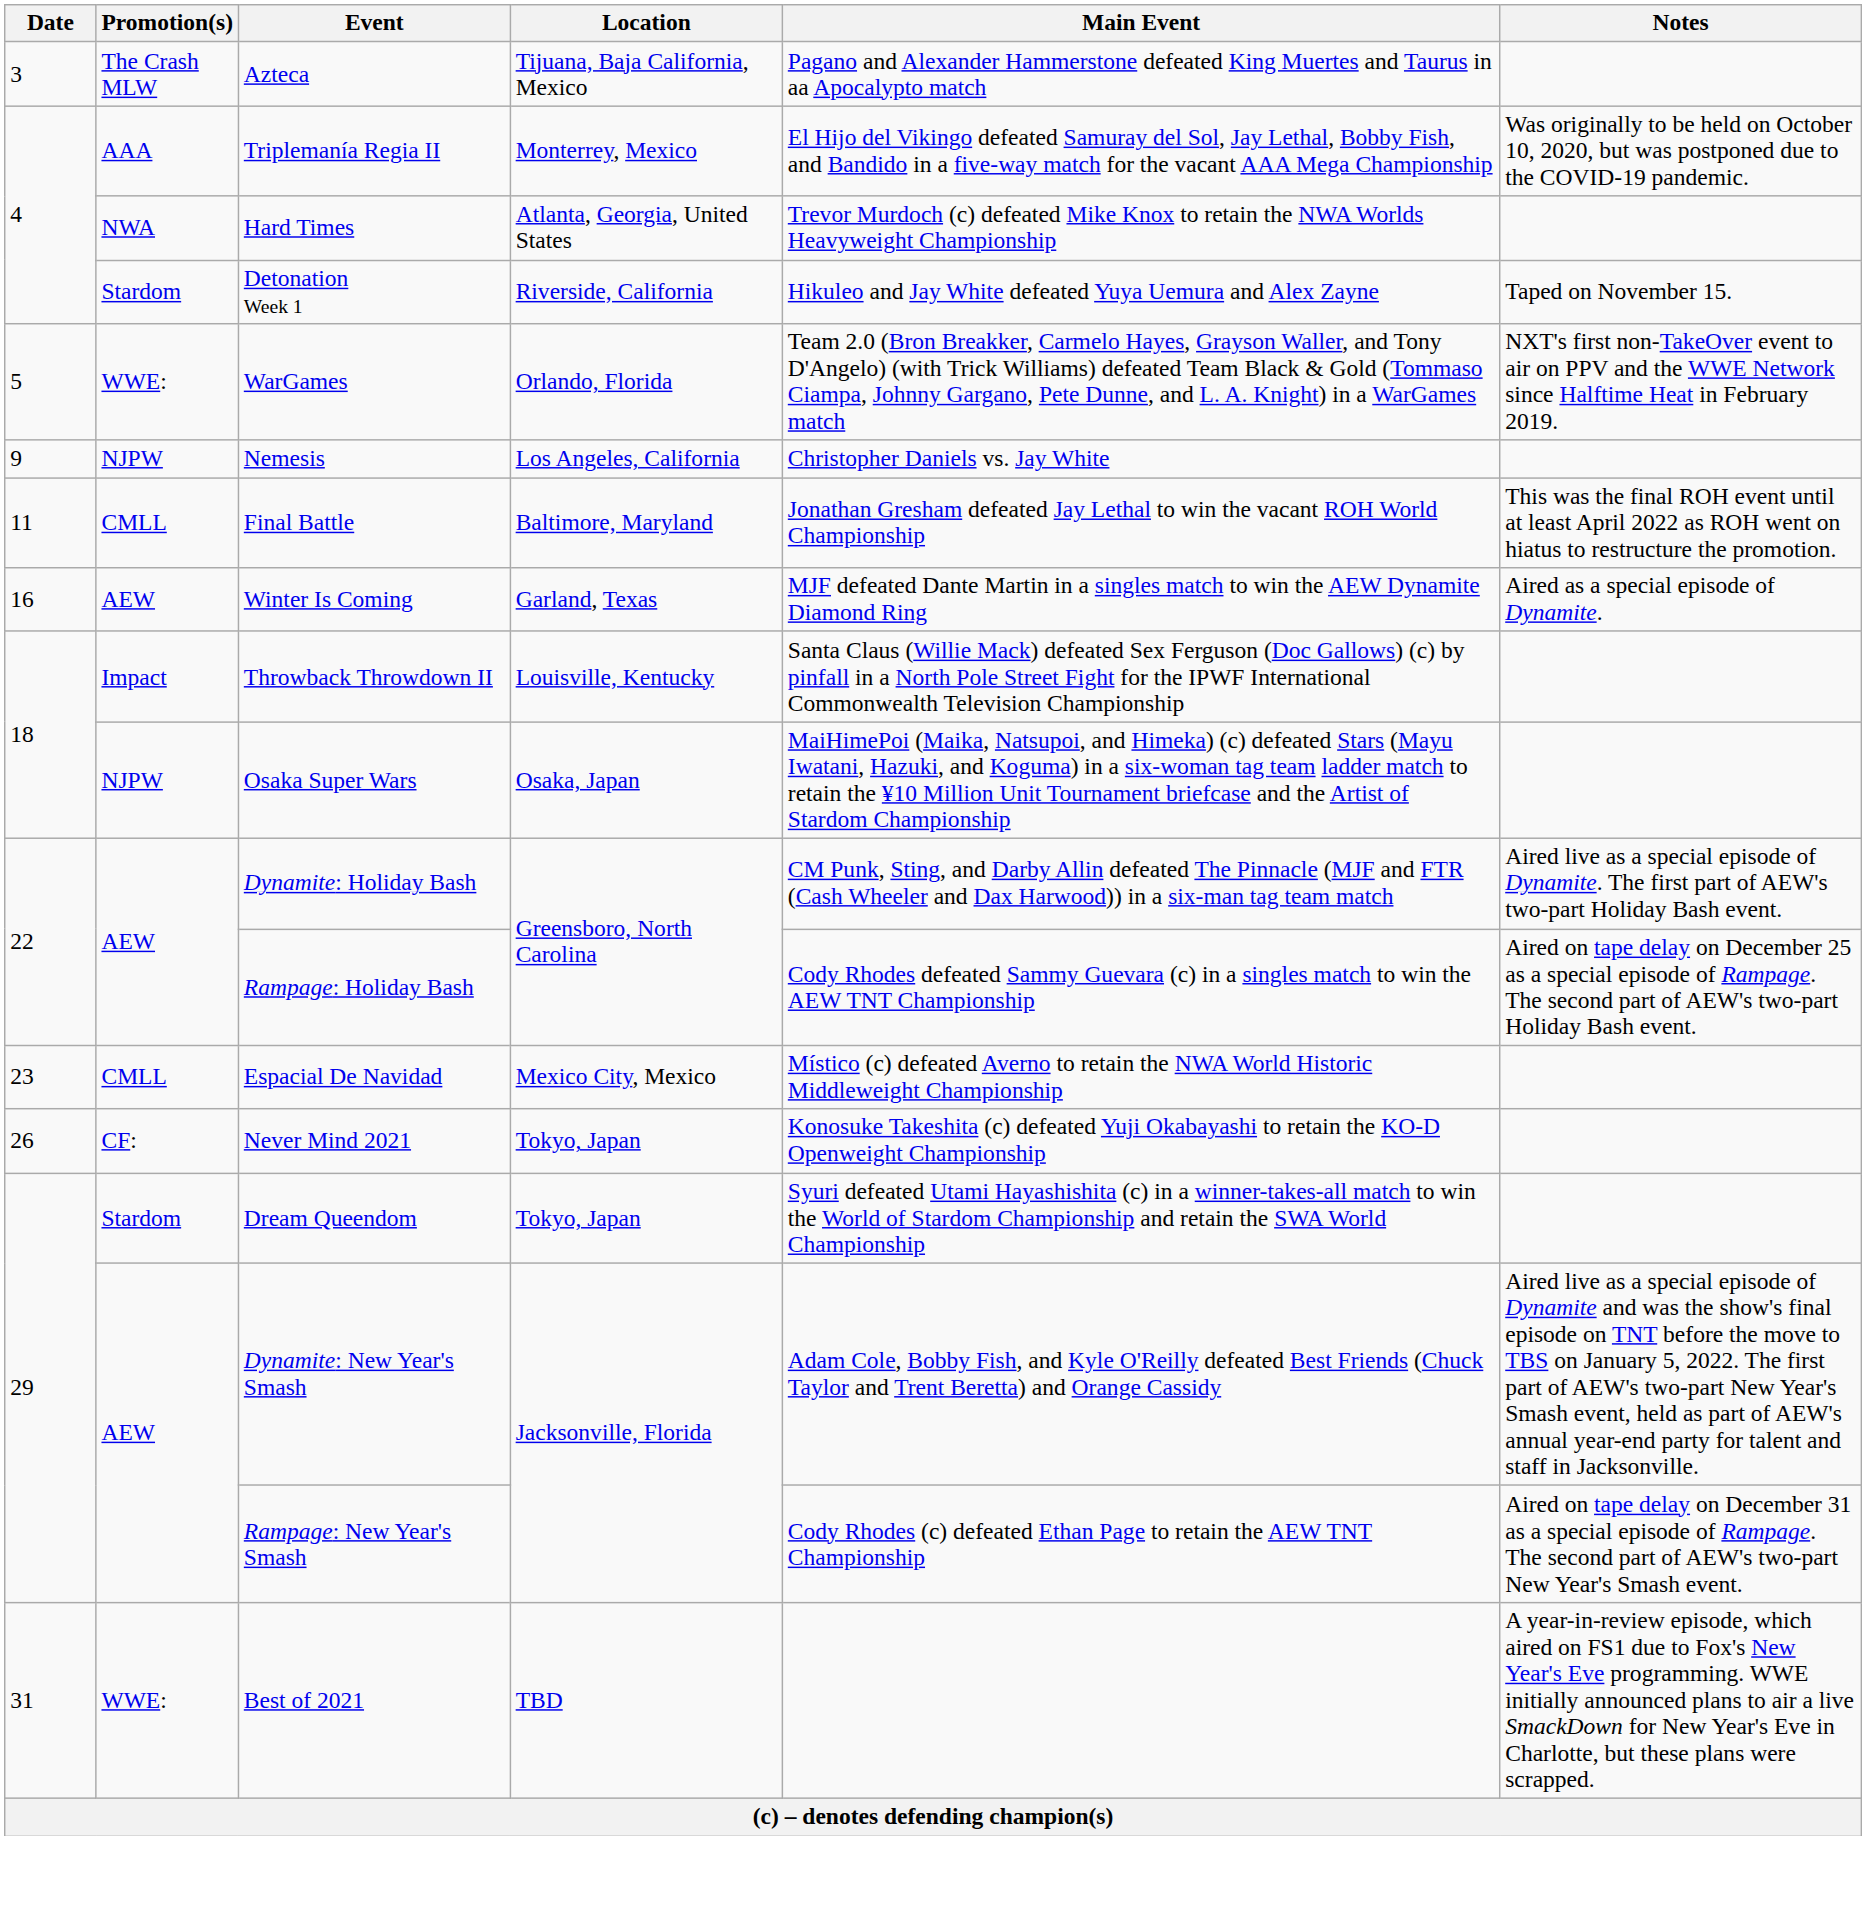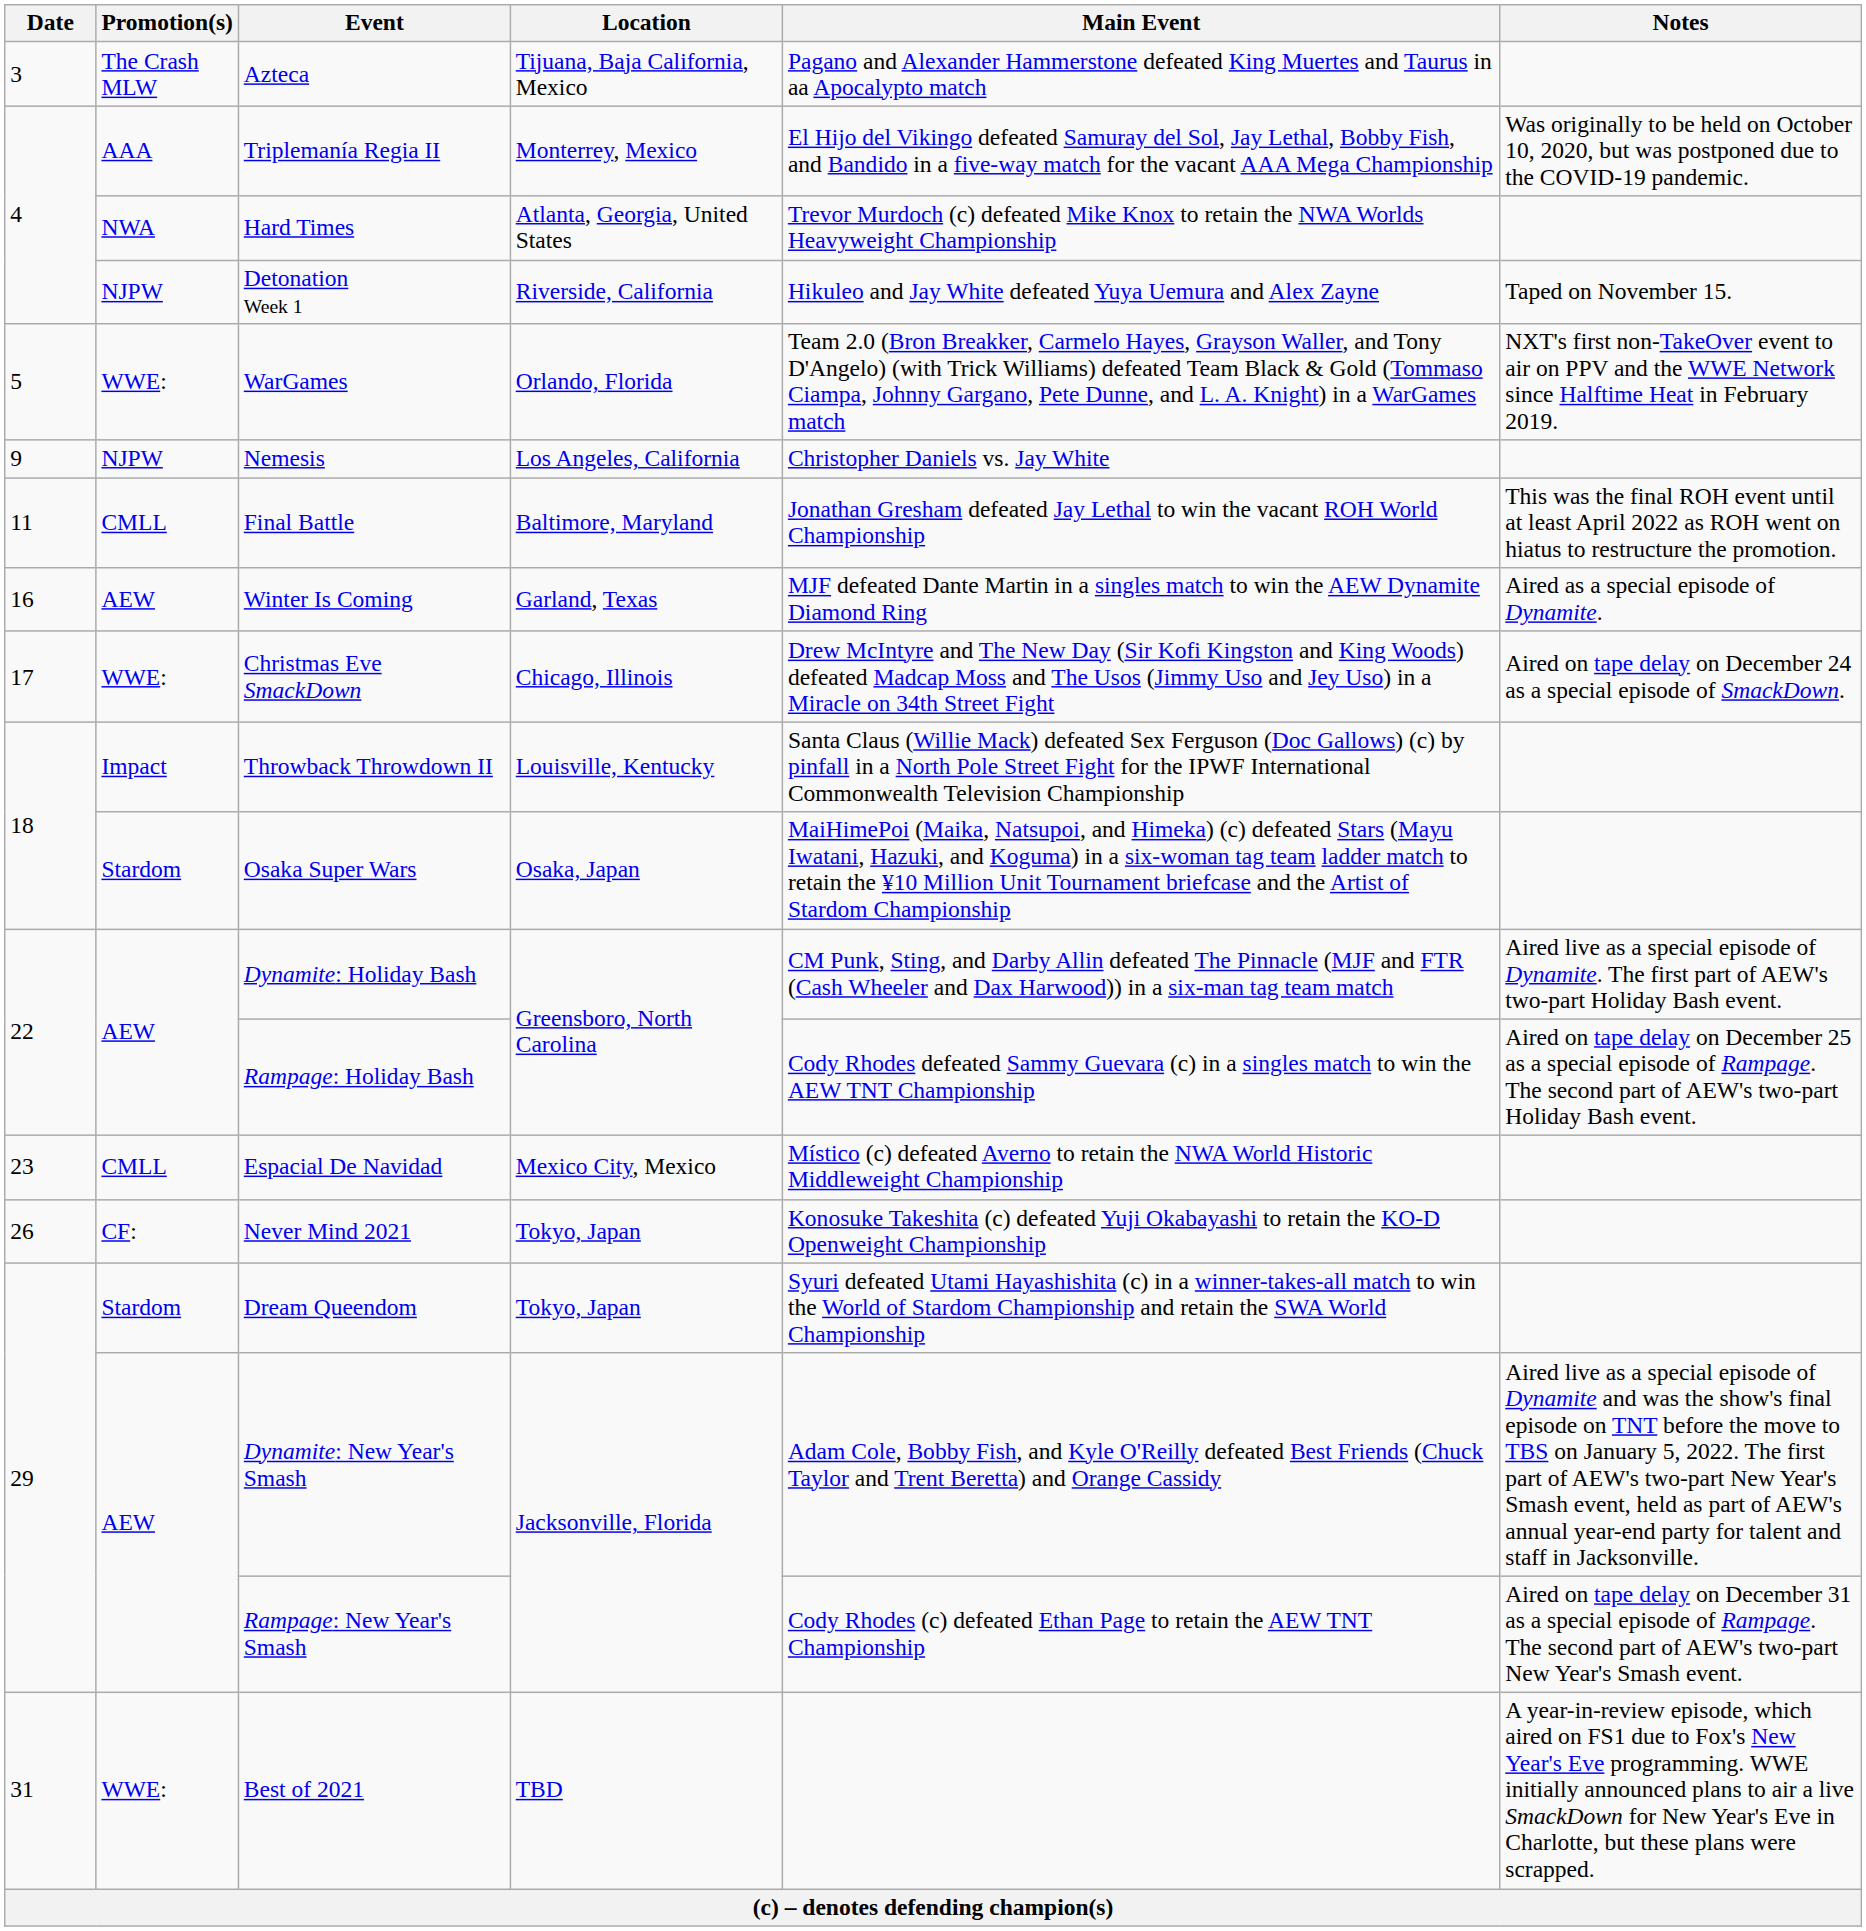(141, 291) Stardom -> (132, 291) NJPW
+ row: (313, 676)
(132, 779) NJPW -> (141, 870) Stardom
